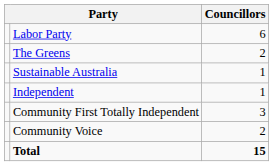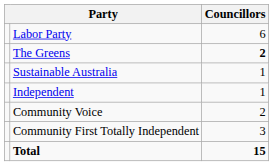(263, 53) normal -> (263, 53) bold
rows swapped: (58, 131) <-> (106, 111)
